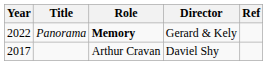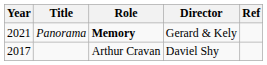(19, 32) 2022 -> (19, 32) 2021
